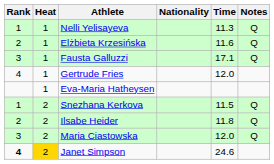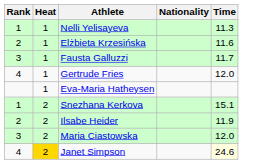- column: (254, 12)
(225, 58) 17.1 -> (225, 58) 11.7
(225, 105) 11.5 -> (225, 105) 15.1
(225, 120) 11.8 -> (225, 120) 11.9
(18, 151) bold -> (18, 151) normal
(225, 151) no background -> (225, 151) lightyellow background
